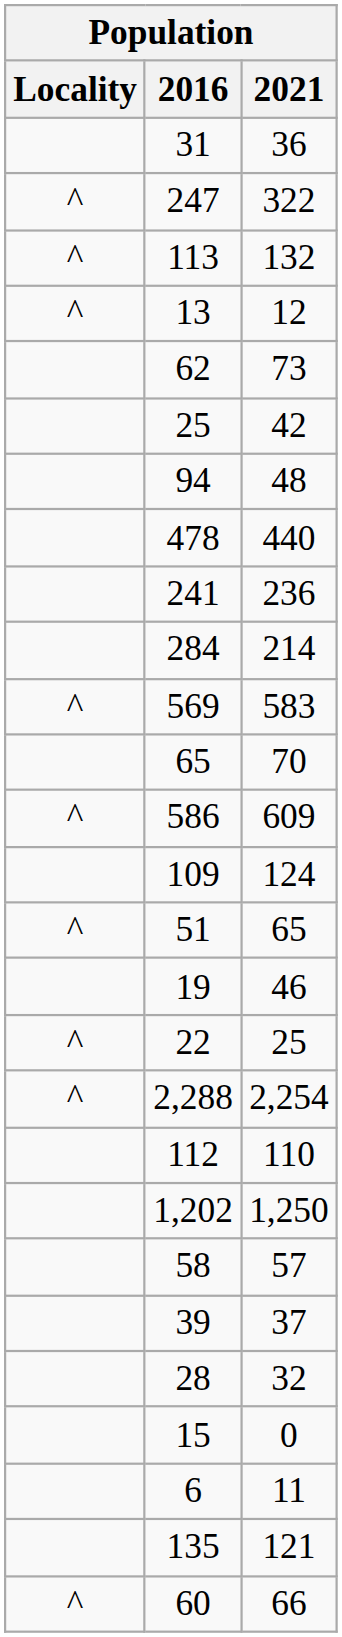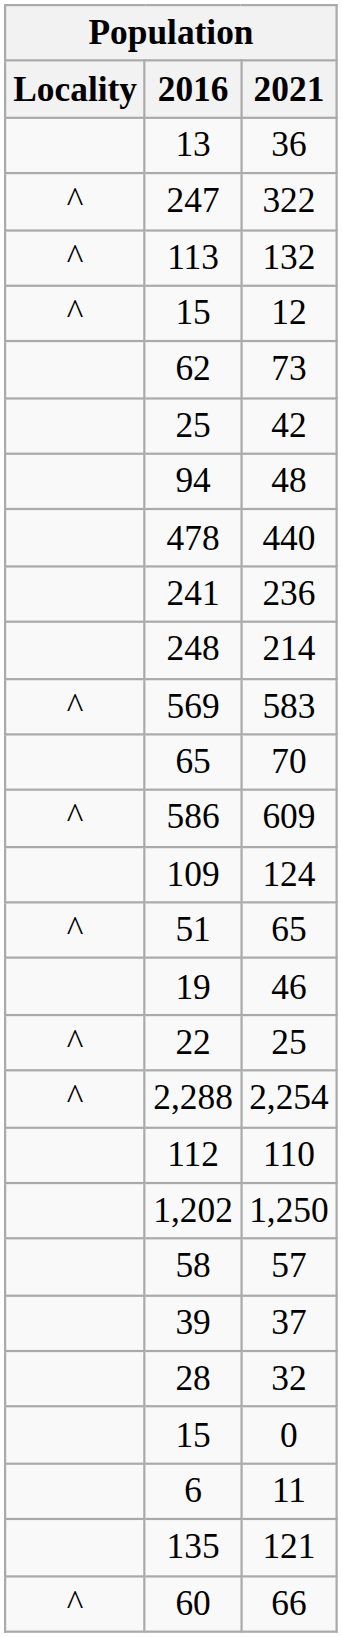(193, 144) 31 -> (193, 144) 13
(193, 312) 13 -> (193, 312) 15
(193, 649) 284 -> (193, 649) 248
